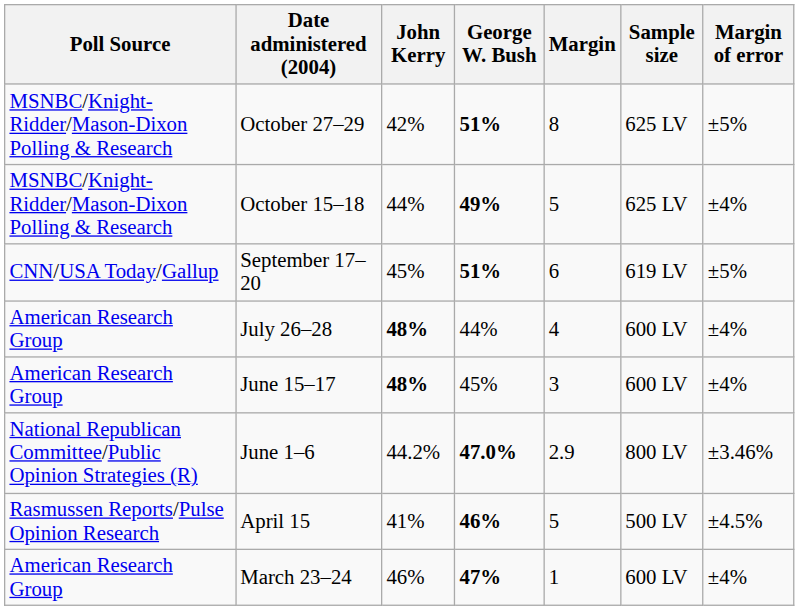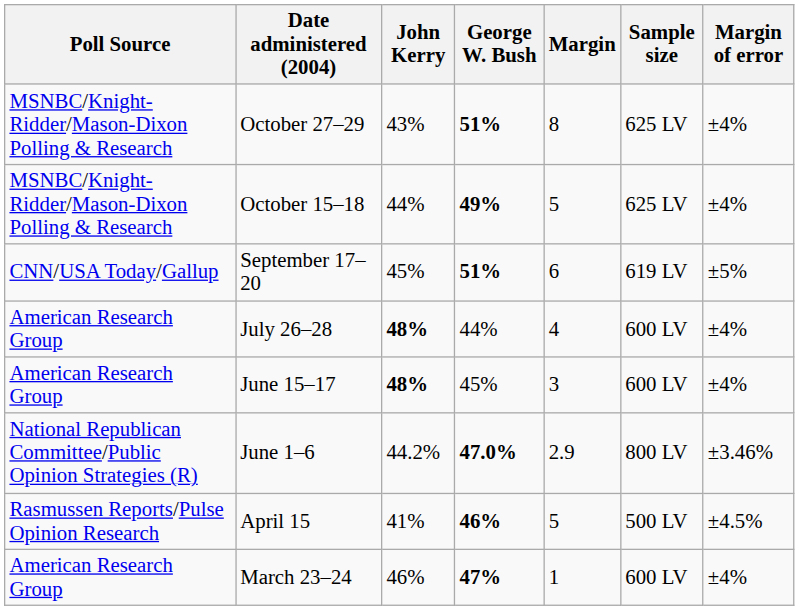(405, 124) 42% -> (405, 124) 43%
(727, 124) ±5% -> (727, 124) ±4%
